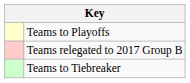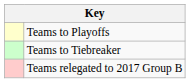rows swapped: (74, 68) <-> (105, 50)
